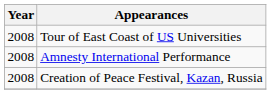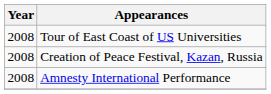rows swapped: (151, 78) <-> (135, 57)
